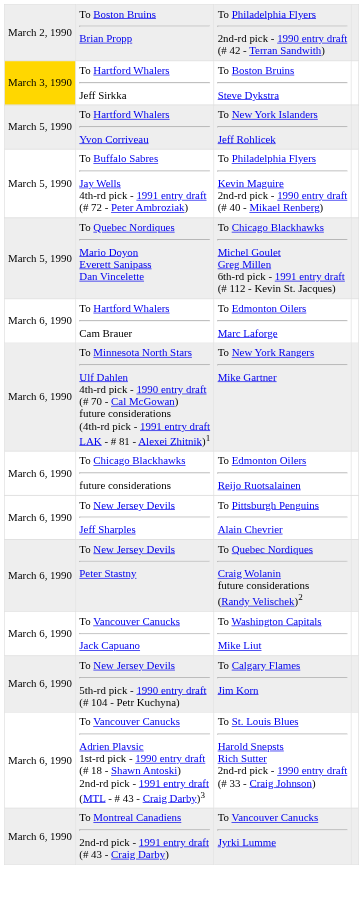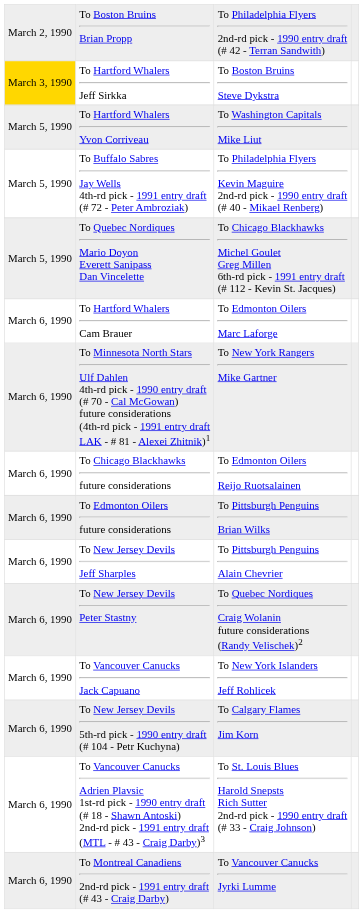(282, 127) To New York Islanders Jeff Rohlicek -> (282, 127) To Washington Capitals Mike Liut
+ row: (145, 517)
(282, 633) To Washington Capitals Mike Liut -> (282, 677) To New York Islanders Jeff Rohlicek
